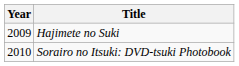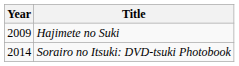(19, 52) 2010 -> (19, 52) 2014
